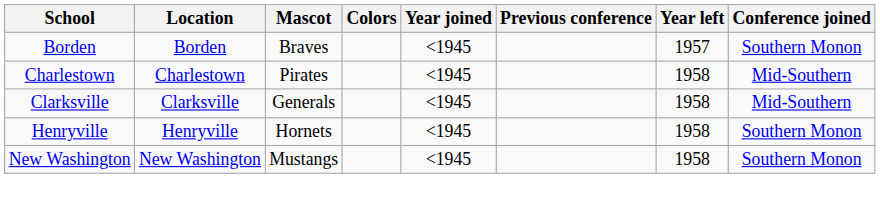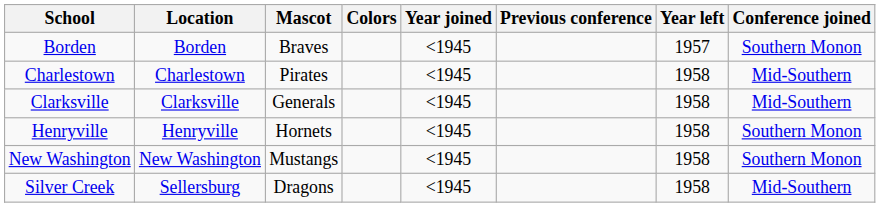+ row: (70, 187)
